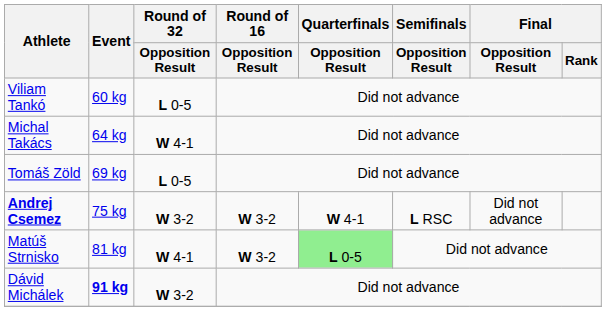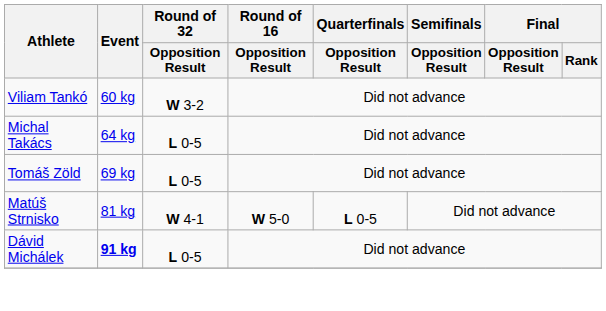(175, 105) L 0-5 -> (185, 105) W 3-2
(175, 143) W 4-1 -> (185, 143) L 0-5
- row: (34, 212)
(257, 257) W 3-2 -> (271, 219) W 5-0
(345, 257) lightgreen background -> (361, 219) no background
(175, 295) W 3-2 -> (185, 257) L 0-5
